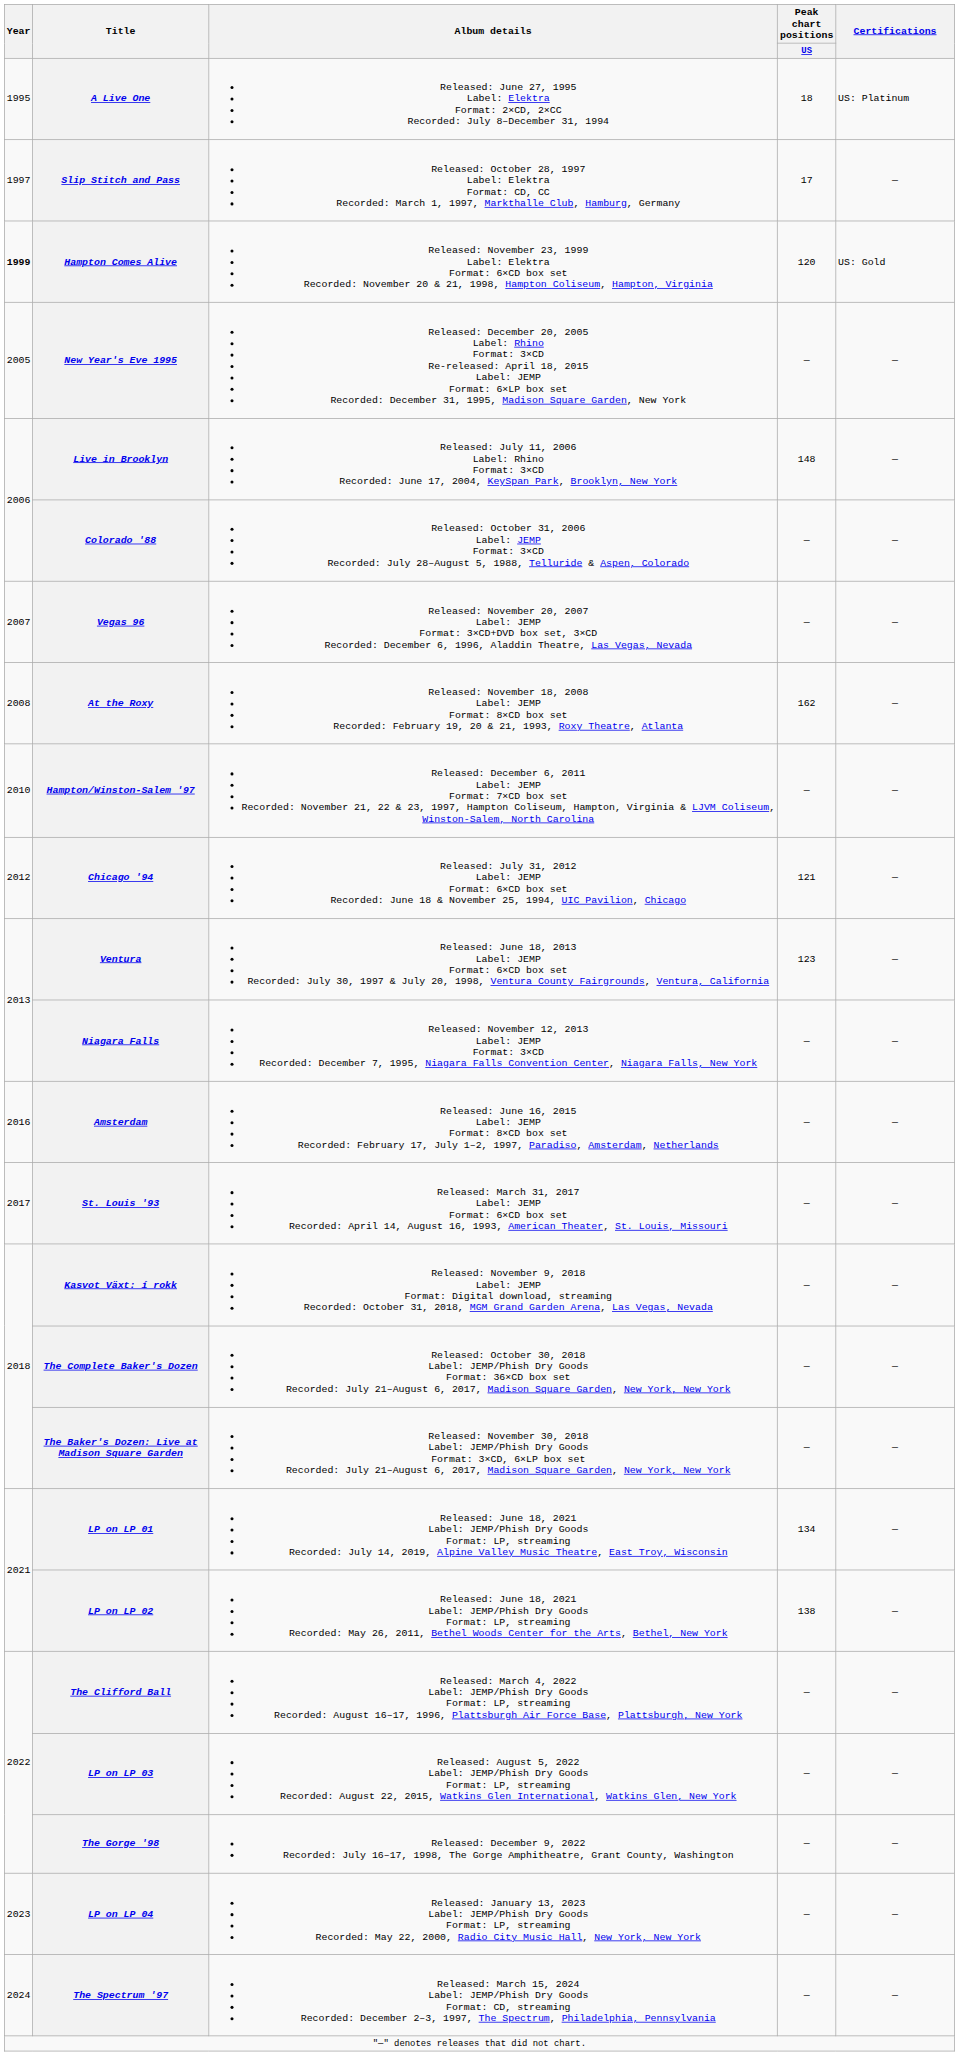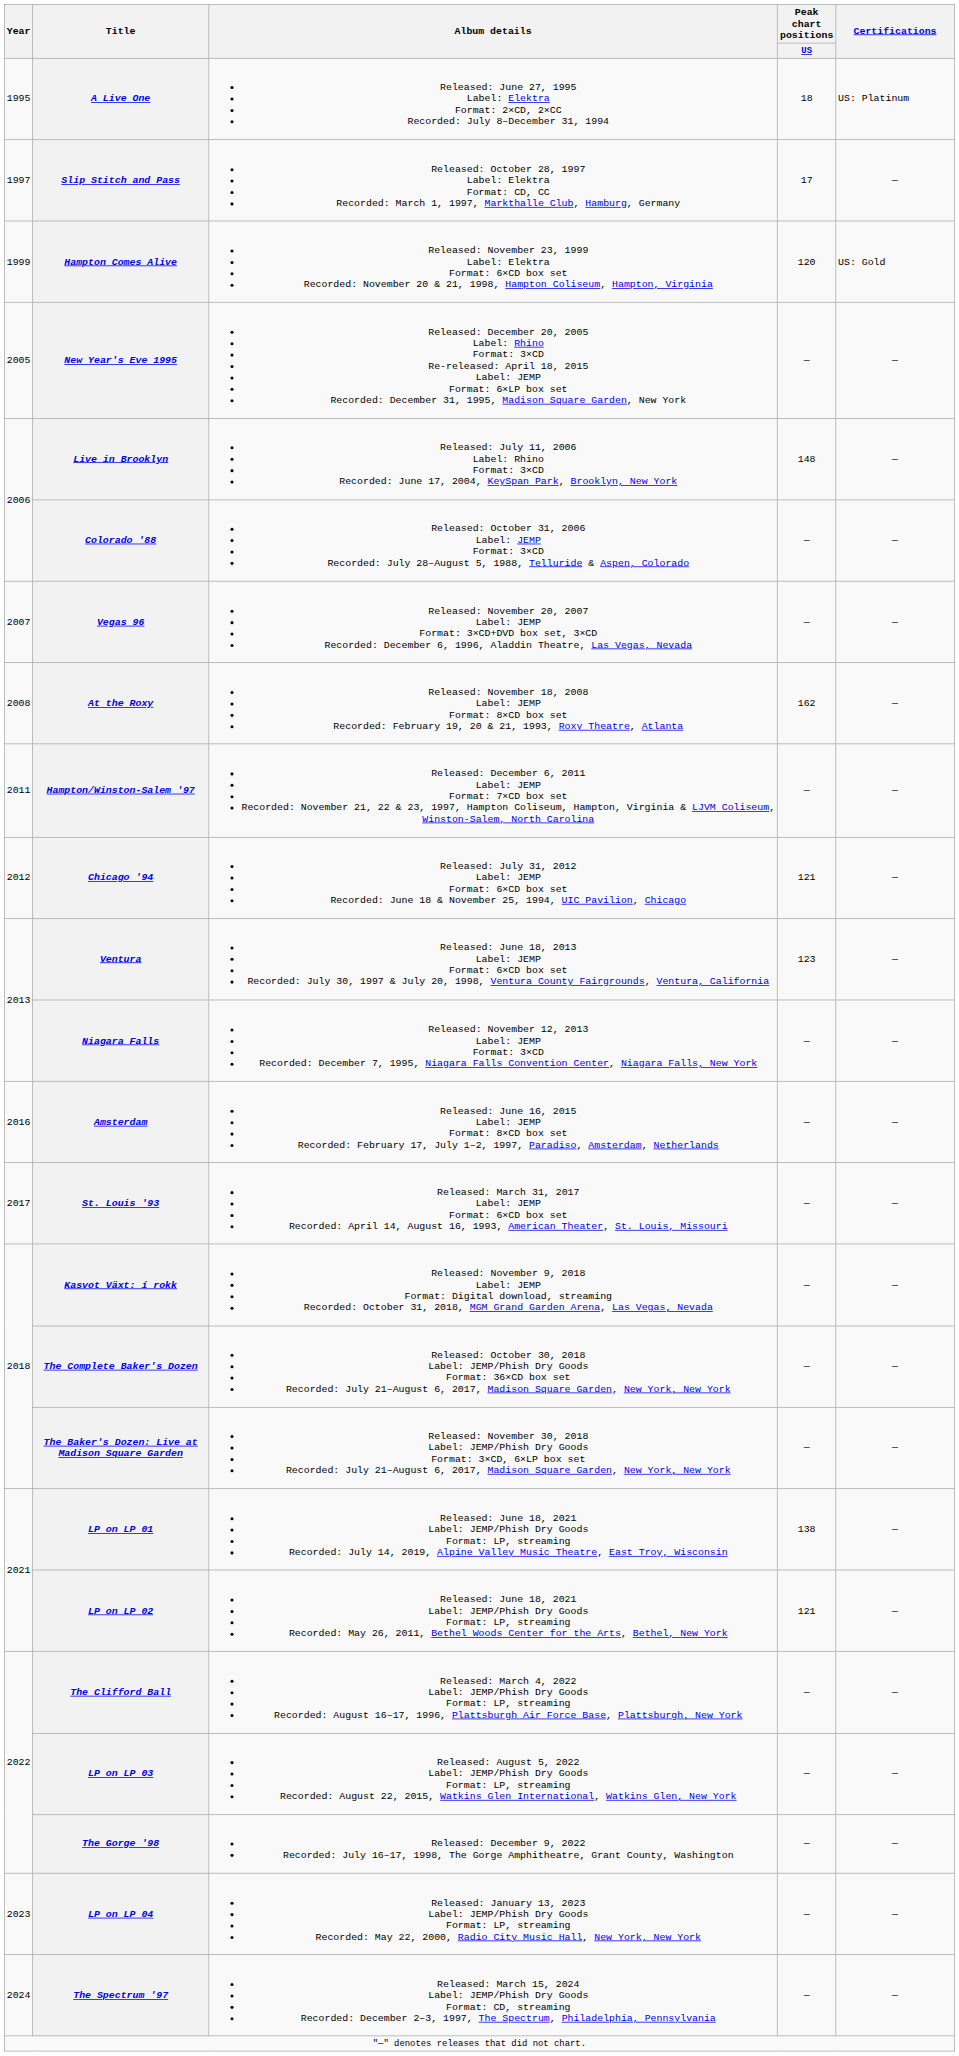(19, 262) bold -> (19, 262) normal
(19, 791) 2010 -> (19, 791) 2011
(807, 1529) 134 -> (807, 1529) 138
(807, 1611) 138 -> (807, 1611) 121
